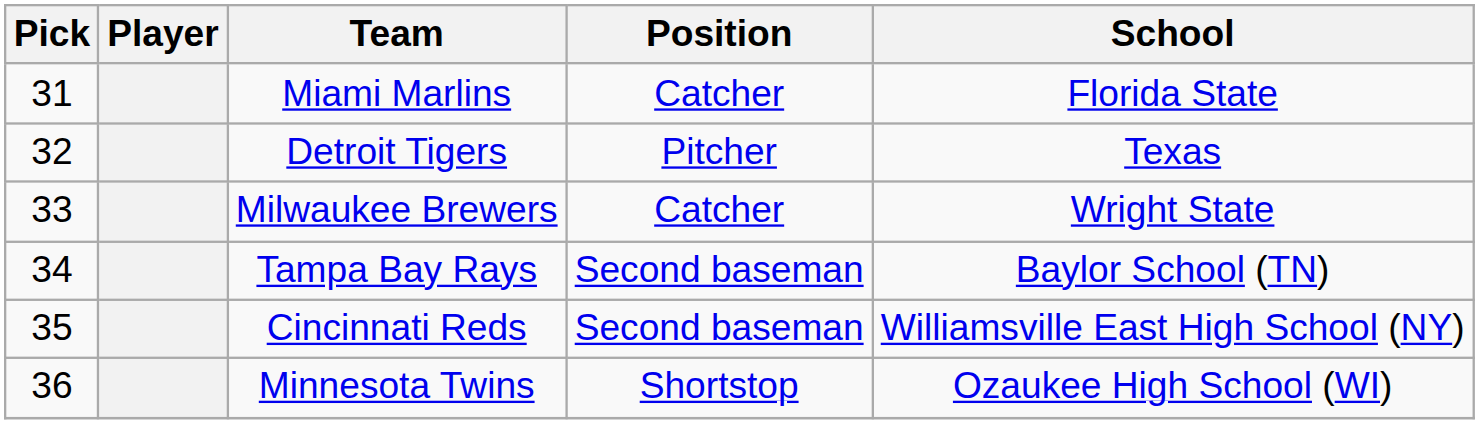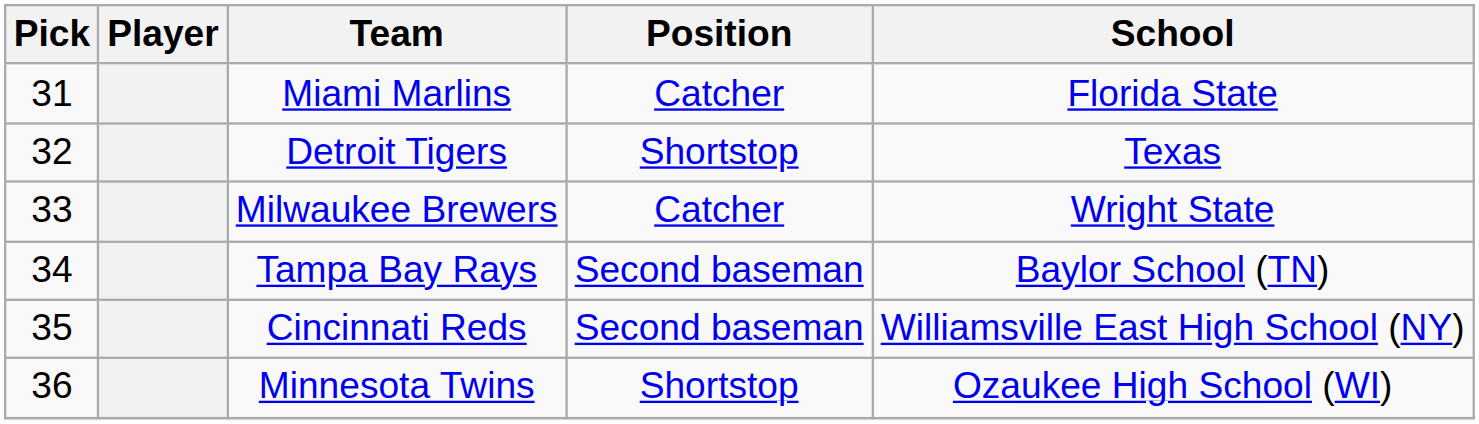(719, 151) Pitcher -> (719, 151) Shortstop
